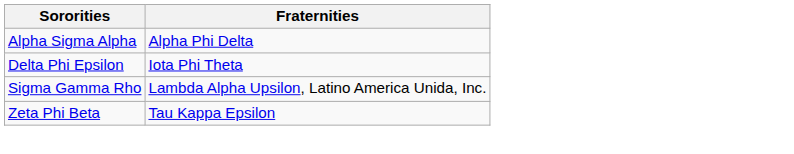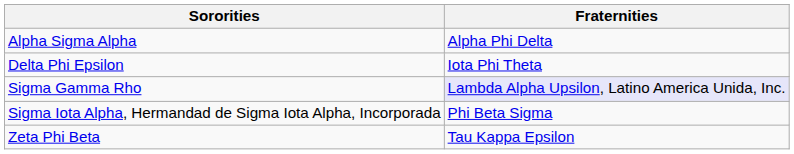(317, 88) no background -> (617, 88) lavender background
+ row: (224, 112)
